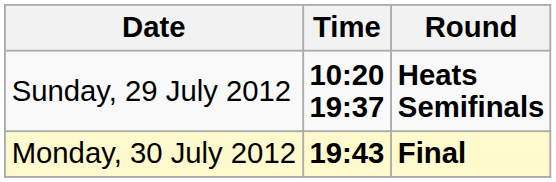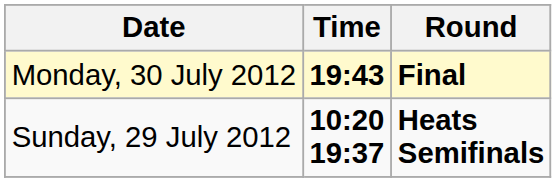rows swapped: (151, 90) <-> (154, 153)
